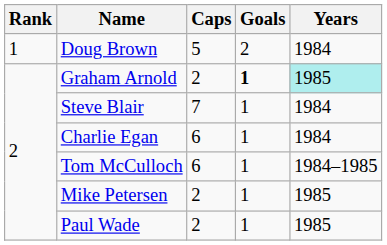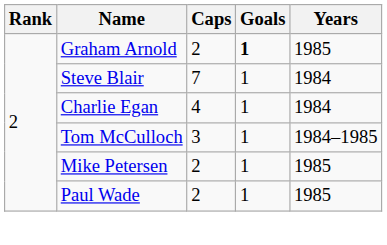- row: (109, 48)
(313, 78) paleturquoise background -> (313, 48) no background
(196, 136) 6 -> (196, 107) 4
(196, 166) 6 -> (196, 136) 3
